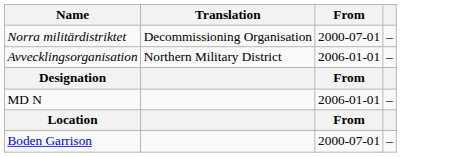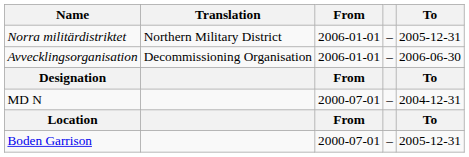+ column: (430, 15)
(228, 36) Decommissioning Organisation -> (213, 36) Northern Military District
(349, 36) 2000-07-01 -> (349, 36) 2006-01-01
(213, 57) Northern Military District -> (228, 57) Decommissioning Organisation
(349, 99) 2006-01-01 -> (349, 99) 2000-07-01
